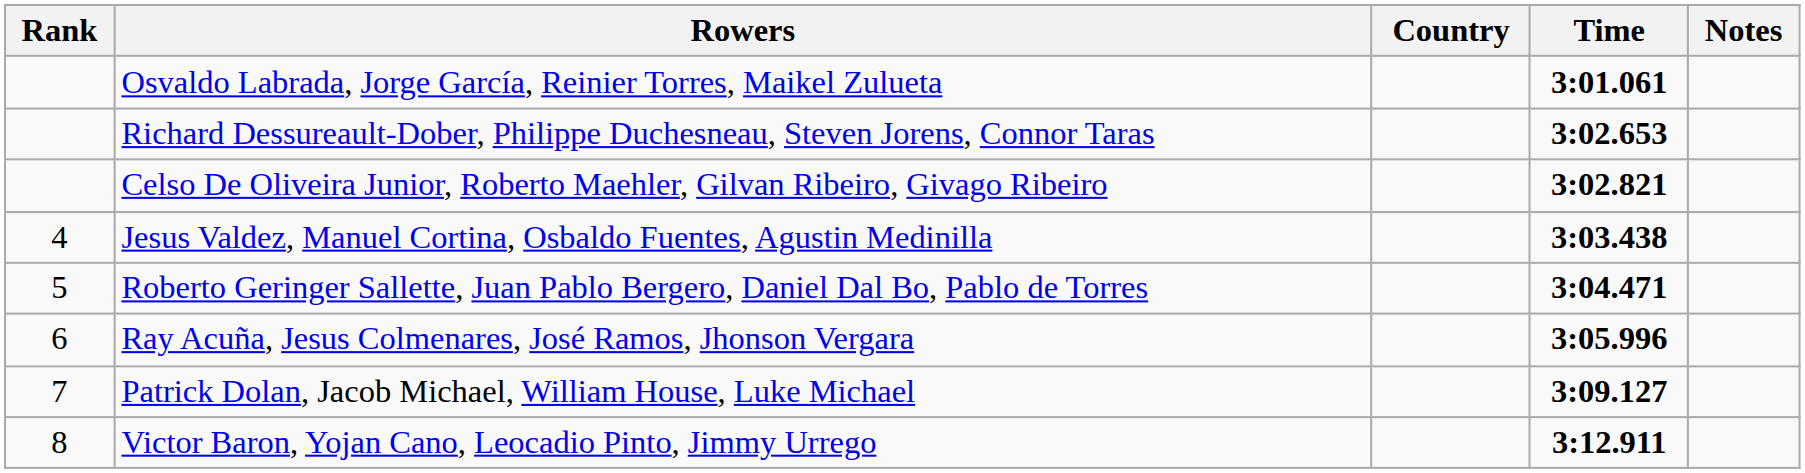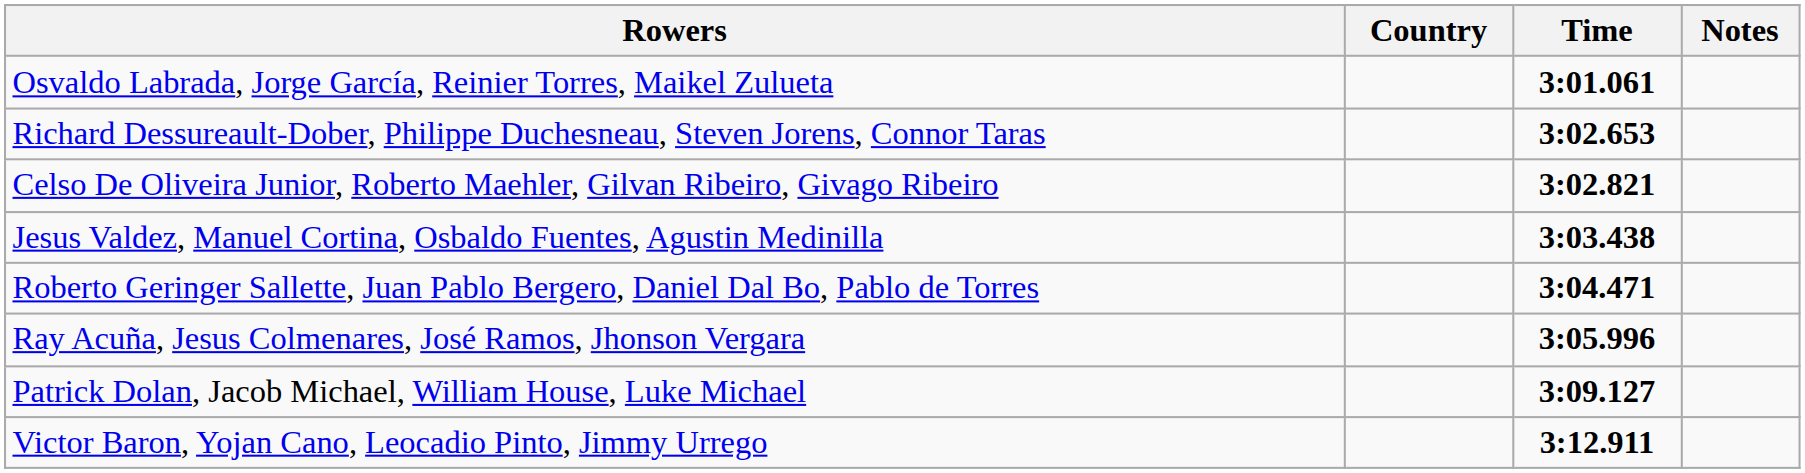- column: (59, 30)
